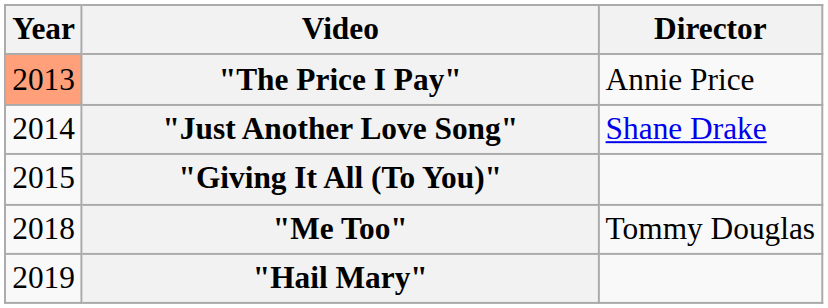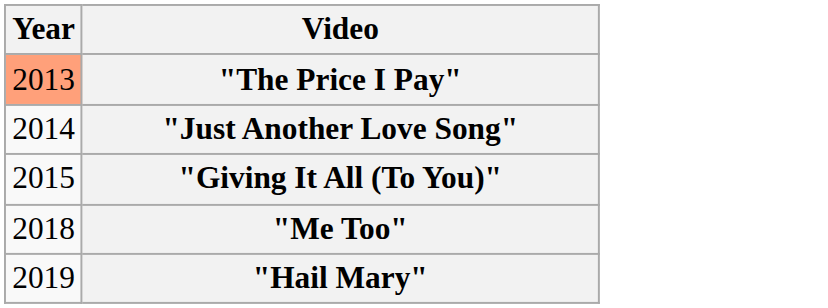- column: (710, 29)
